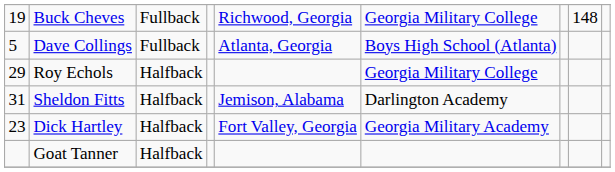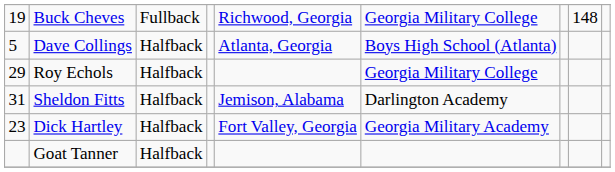(170, 45) Fullback -> (171, 45) Halfback
